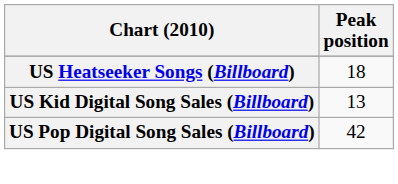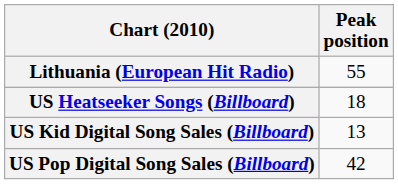+ row: (162, 71)
